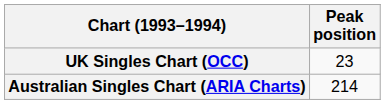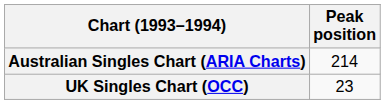rows swapped: (157, 86) <-> (157, 61)
